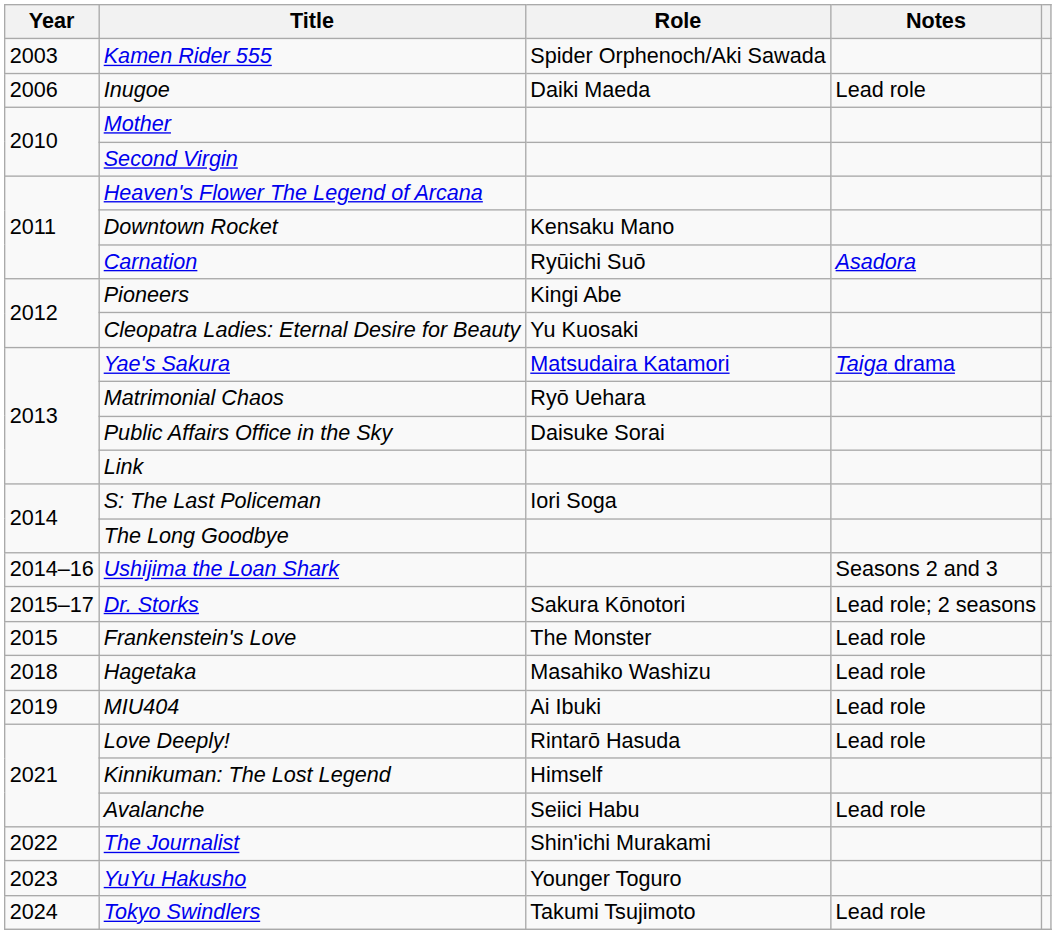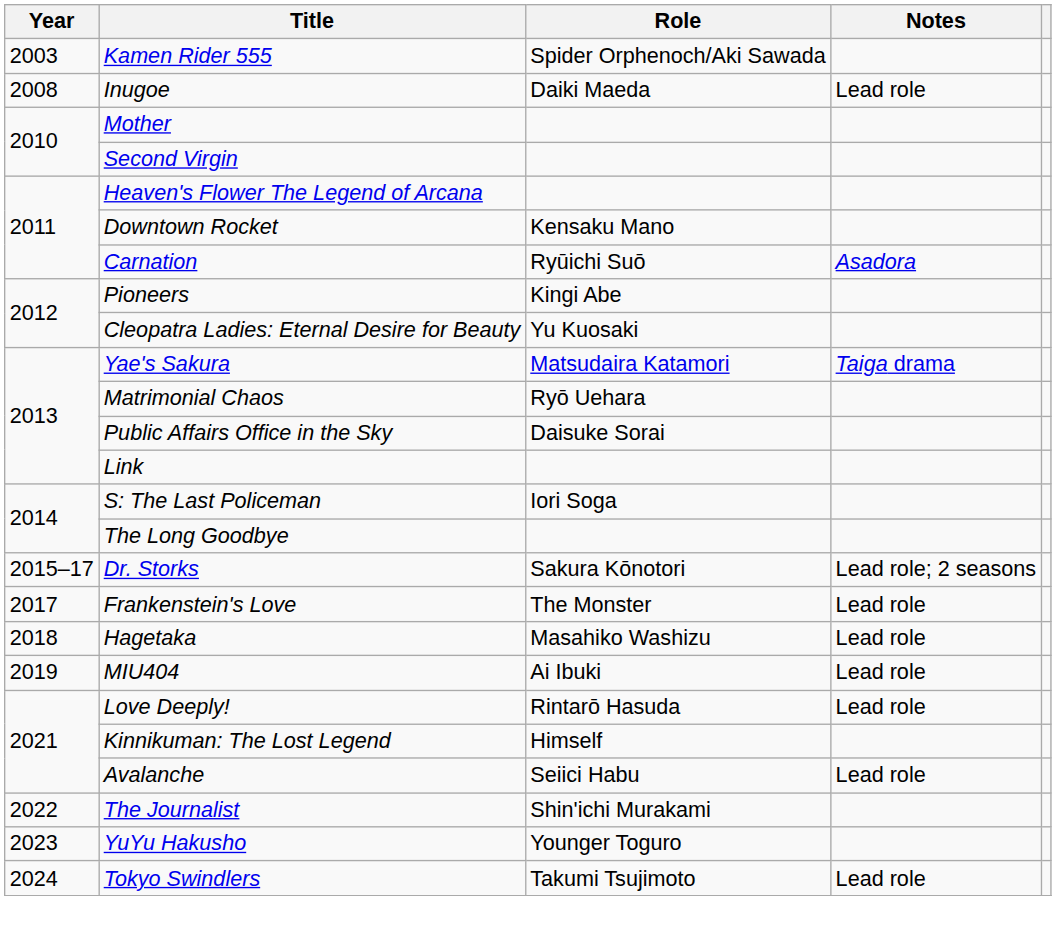(34, 90) 2006 -> (34, 90) 2008
- row: (221, 569)
(34, 638) 2015 -> (34, 603) 2017
